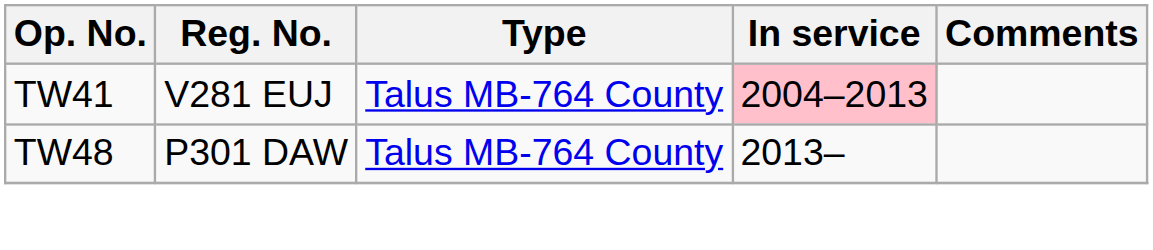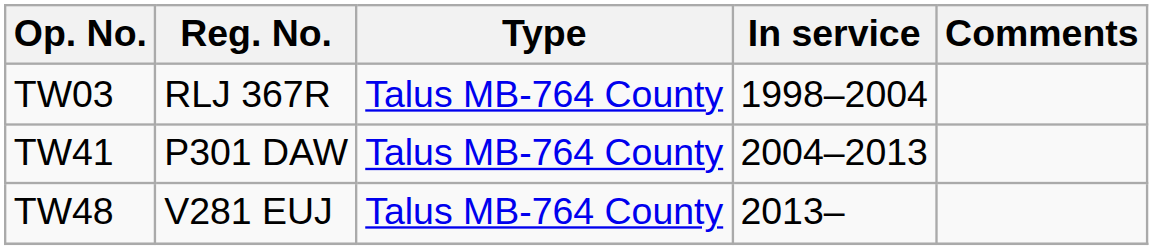+ row: (64, 93)
(248, 93) V281 EUJ -> (256, 152) P301 DAW
(834, 93) pink background -> (834, 152) no background
(256, 152) P301 DAW -> (248, 212) V281 EUJ
